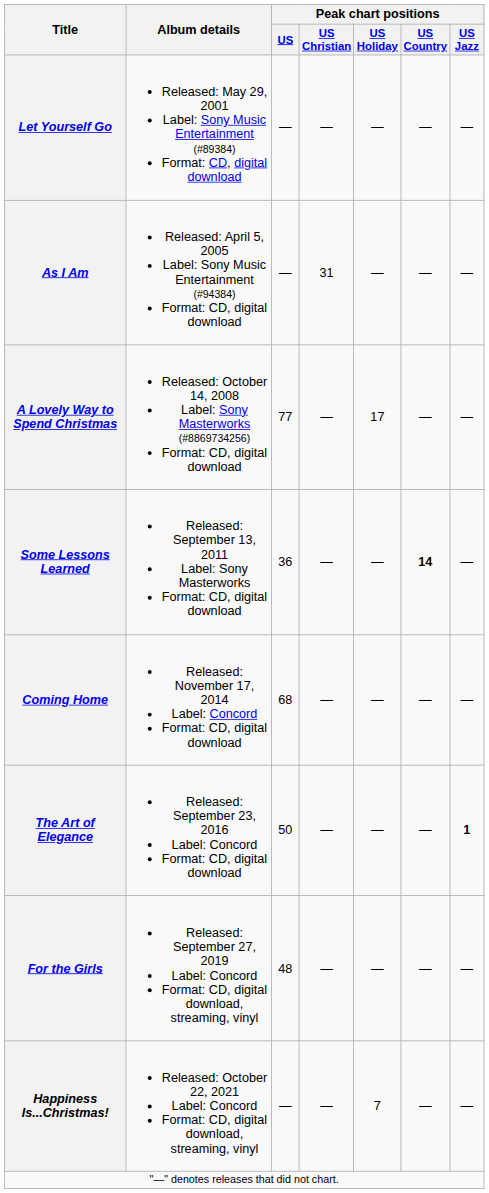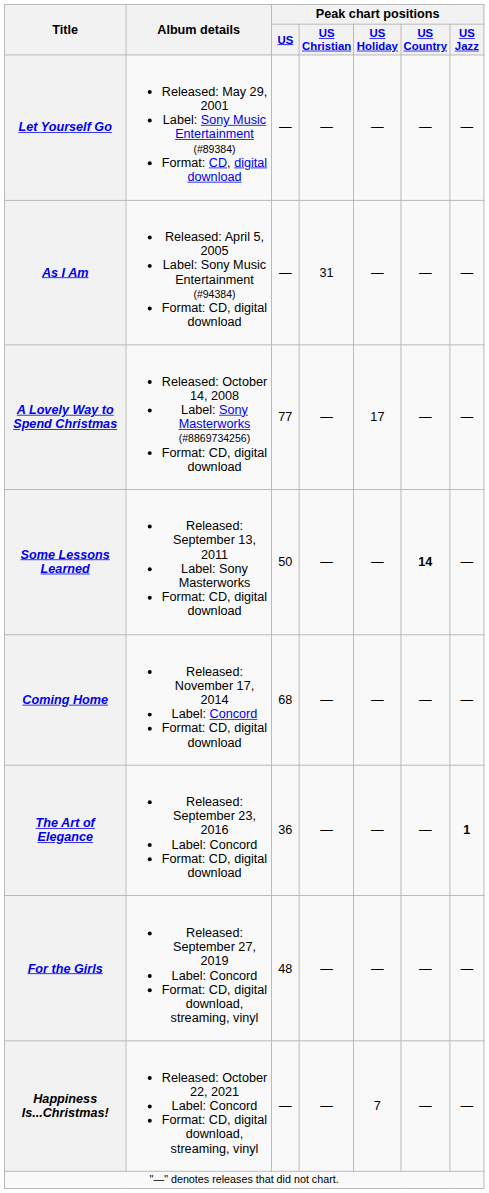(285, 562) 36 -> (285, 562) 50
(285, 830) 50 -> (285, 830) 36
